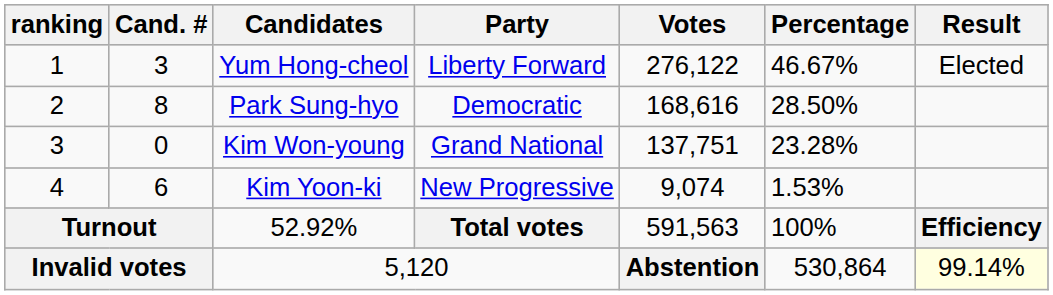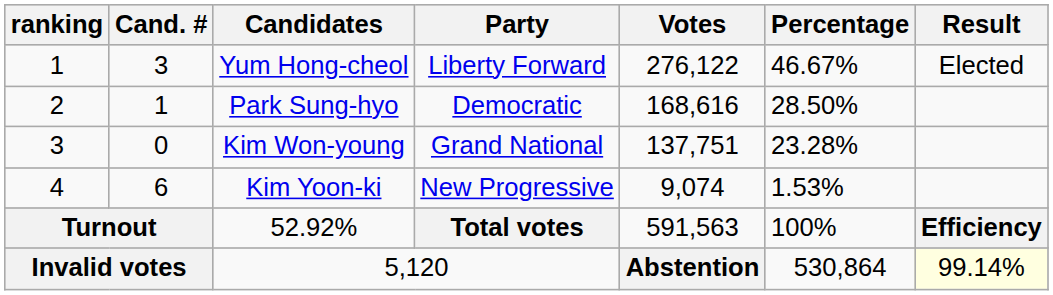(161, 106) 8 -> (161, 106) 1
